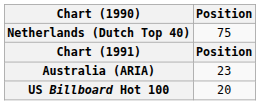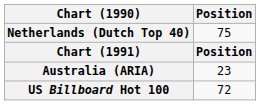(224, 90) 20 -> (224, 90) 72
